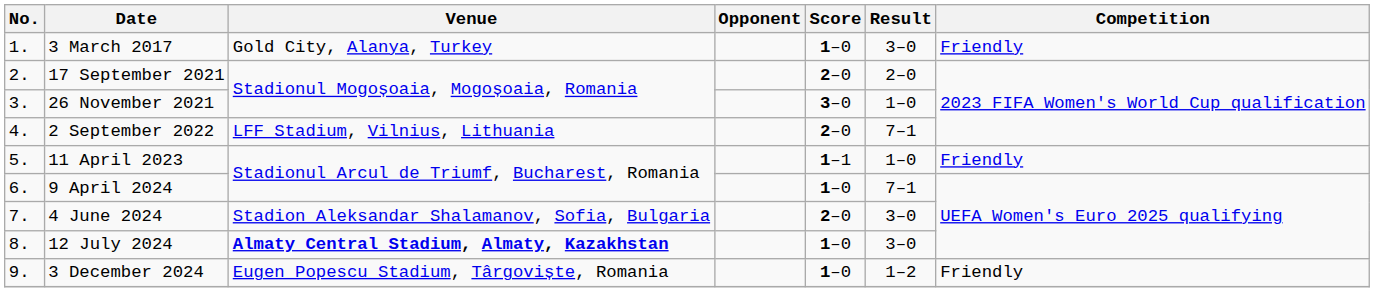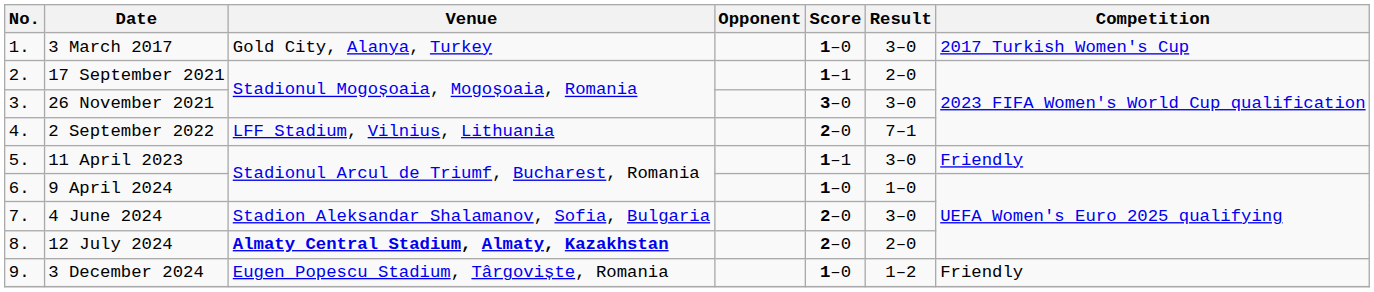(982, 47) Friendly -> (1065, 47) 2017 Turkish Women's Cup
(836, 75) 2–0 -> (836, 75) 1–1
(901, 103) 1–0 -> (901, 103) 3–0
(901, 160) 1–0 -> (901, 160) 3–0
(901, 188) 7–1 -> (901, 188) 1–0
(836, 244) 1–0 -> (836, 244) 2–0
(901, 244) 3–0 -> (901, 244) 2–0
